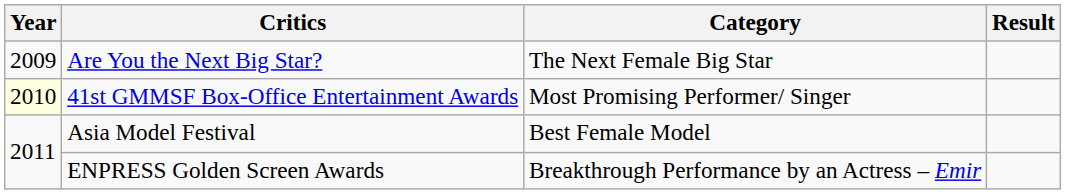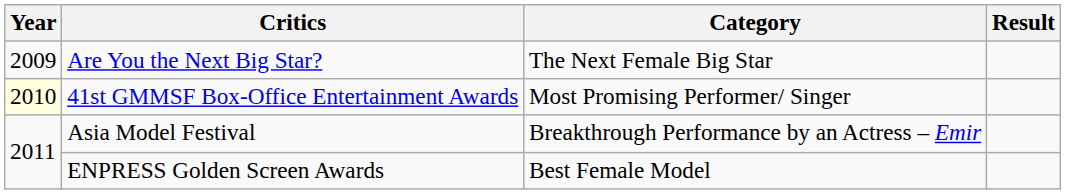(620, 133) Best Female Model -> (755, 133) Breakthrough Performance by an Actress – Emir
(755, 170) Breakthrough Performance by an Actress – Emir -> (620, 170) Best Female Model
